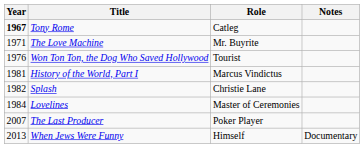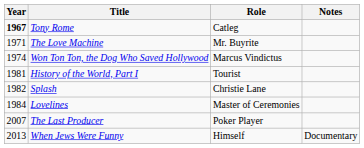(16, 58) 1976 -> (16, 58) 1974
(227, 58) Tourist -> (247, 58) Marcus Vindictus
(247, 74) Marcus Vindictus -> (227, 74) Tourist
